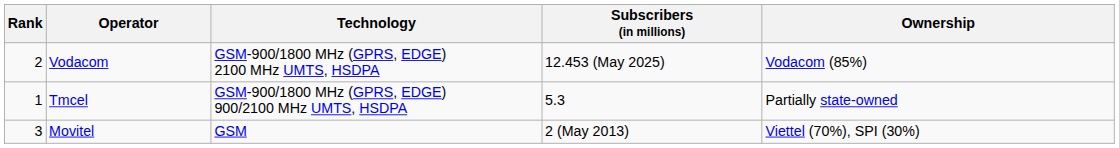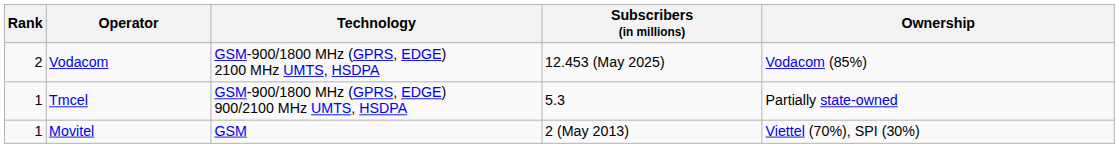(39, 131) 3 -> (39, 131) 1
